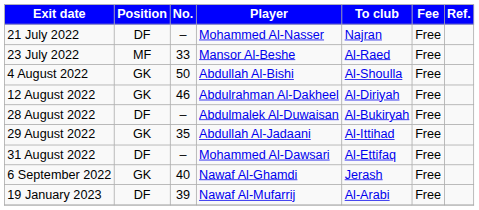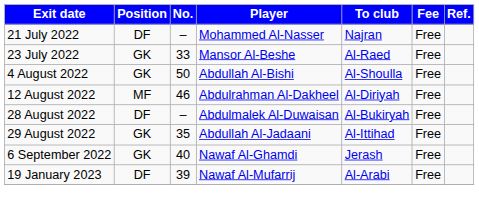(142, 54) MF -> (142, 54) GK
(142, 94) GK -> (142, 94) MF
- row: (51, 154)
